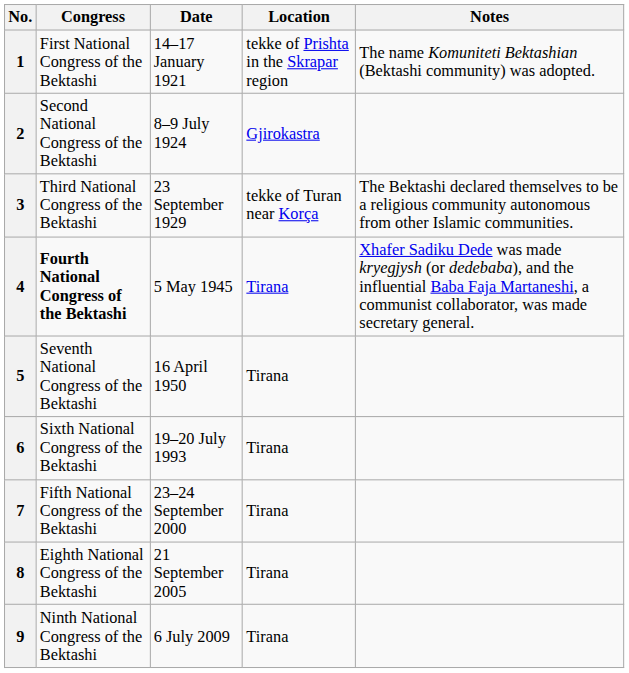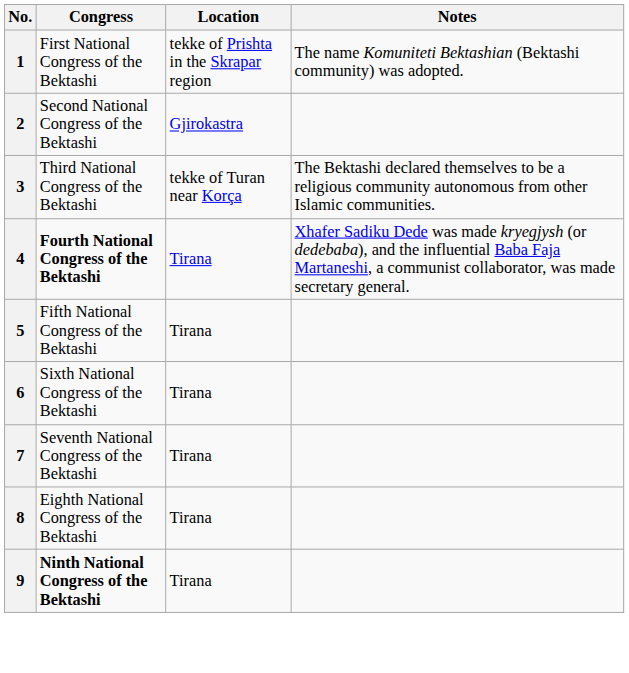- column: (196, 17)
(91, 376) Seventh National Congress of the Bektashi -> (91, 330) Fifth National Congress of the Bektashi
(91, 510) Fifth National Congress of the Bektashi -> (96, 455) Seventh National Congress of the Bektashi
(91, 635) normal -> (94, 580) bold
